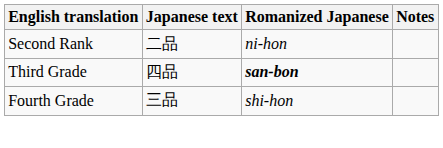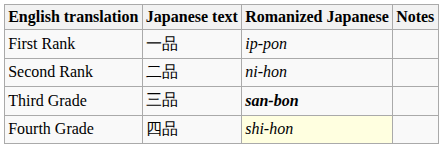+ row: (42, 44)
(162, 71) 四品 -> (162, 100) 三品
(162, 100) 三品 -> (162, 128) 四品
(269, 100) no background -> (269, 129) lightyellow background
